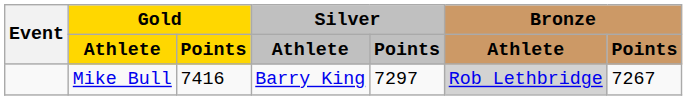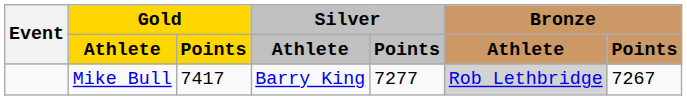(203, 79) 7416 -> (203, 79) 7417
(396, 79) 7297 -> (396, 79) 7277
